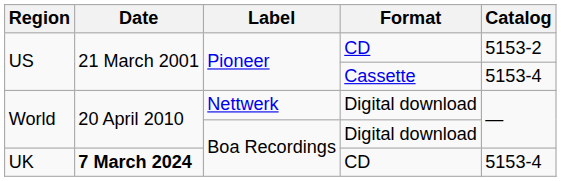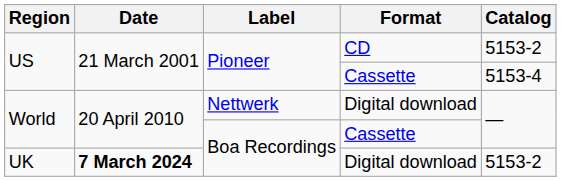(411, 133) Digital download -> (380, 133) Cassette
(357, 162) CD -> (411, 162) Digital download
(513, 162) 5153-4 -> (513, 162) 5153-2
